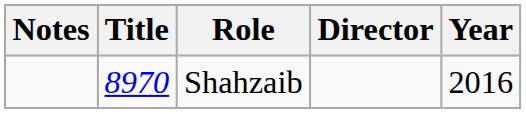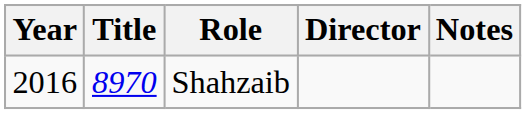columns swapped: (481, 30) <-> (51, 30)
